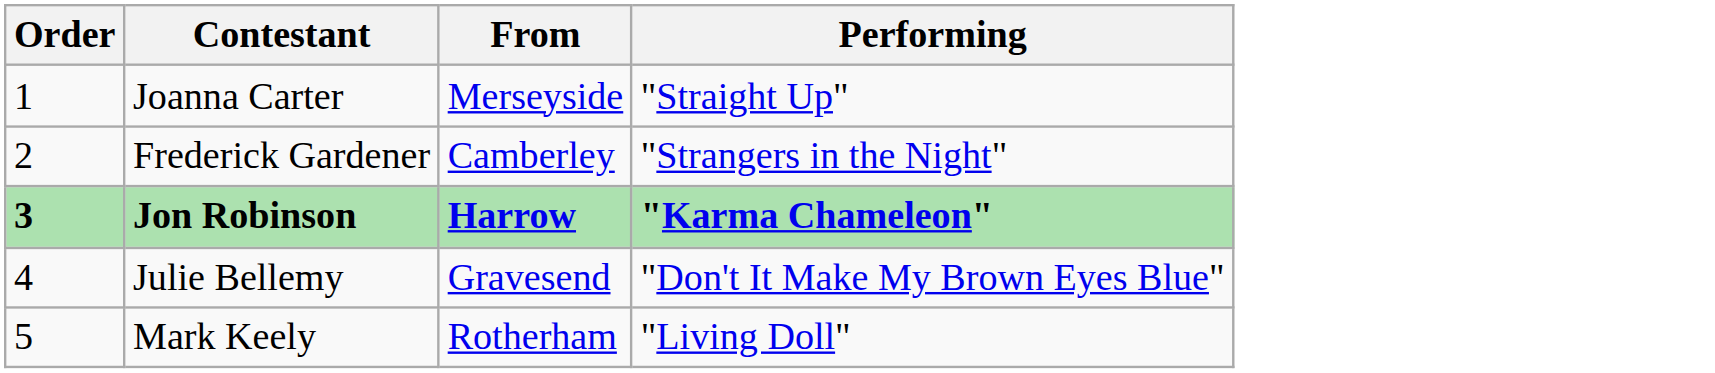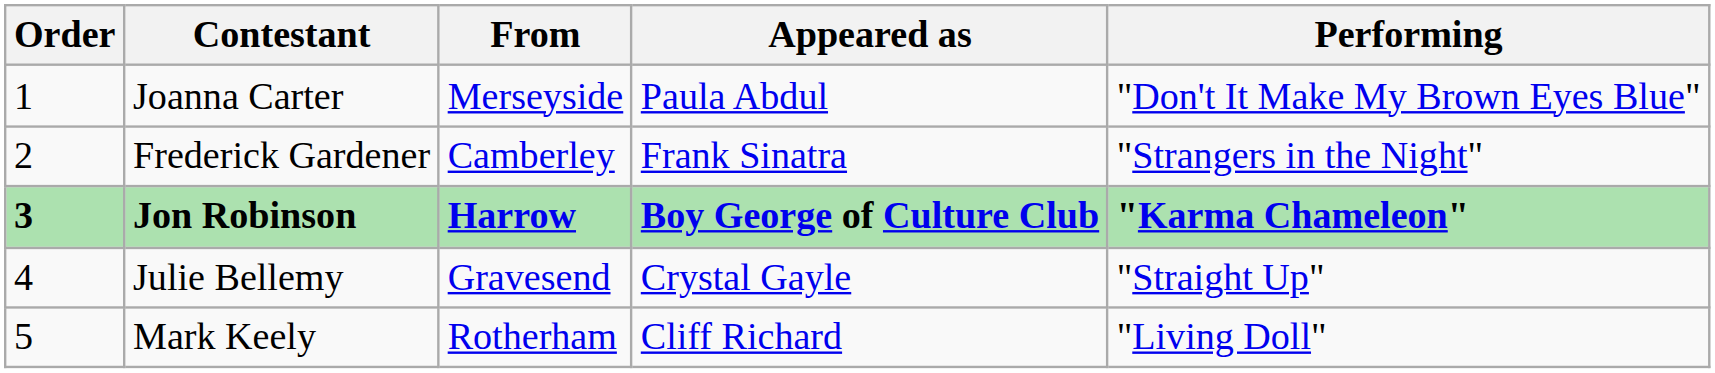+ column: (870, 34)
(745, 95) "Straight Up" -> (1409, 95) "Don't It Make My Brown Eyes Blue"
(933, 276) "Don't It Make My Brown Eyes Blue" -> (1221, 276) "Straight Up"
